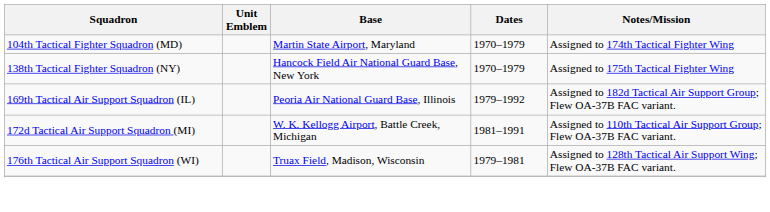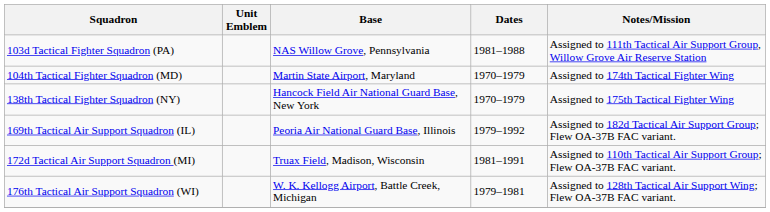+ row: (91, 50)
(357, 130) W. K. Kellogg Airport, Battle Creek, Michigan -> (349, 161) Truax Field, Madison, Wisconsin
(349, 161) Truax Field, Madison, Wisconsin -> (357, 191) W. K. Kellogg Airport, Battle Creek, Michigan
